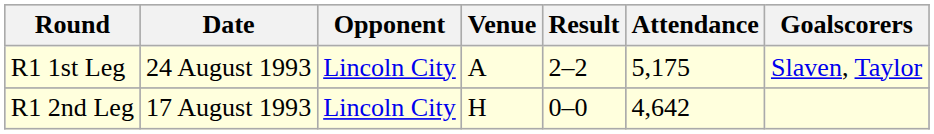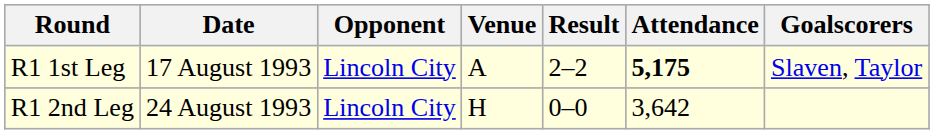(229, 66) 24 August 1993 -> (229, 66) 17 August 1993
(661, 66) normal -> (661, 66) bold
(229, 107) 17 August 1993 -> (229, 107) 24 August 1993
(661, 107) 4,642 -> (661, 107) 3,642
